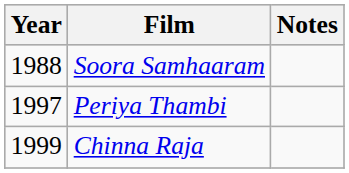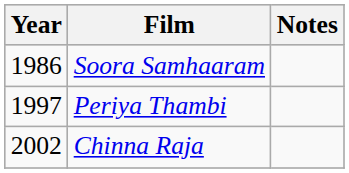(36, 65) 1988 -> (36, 65) 1986
(36, 146) 1999 -> (36, 146) 2002
